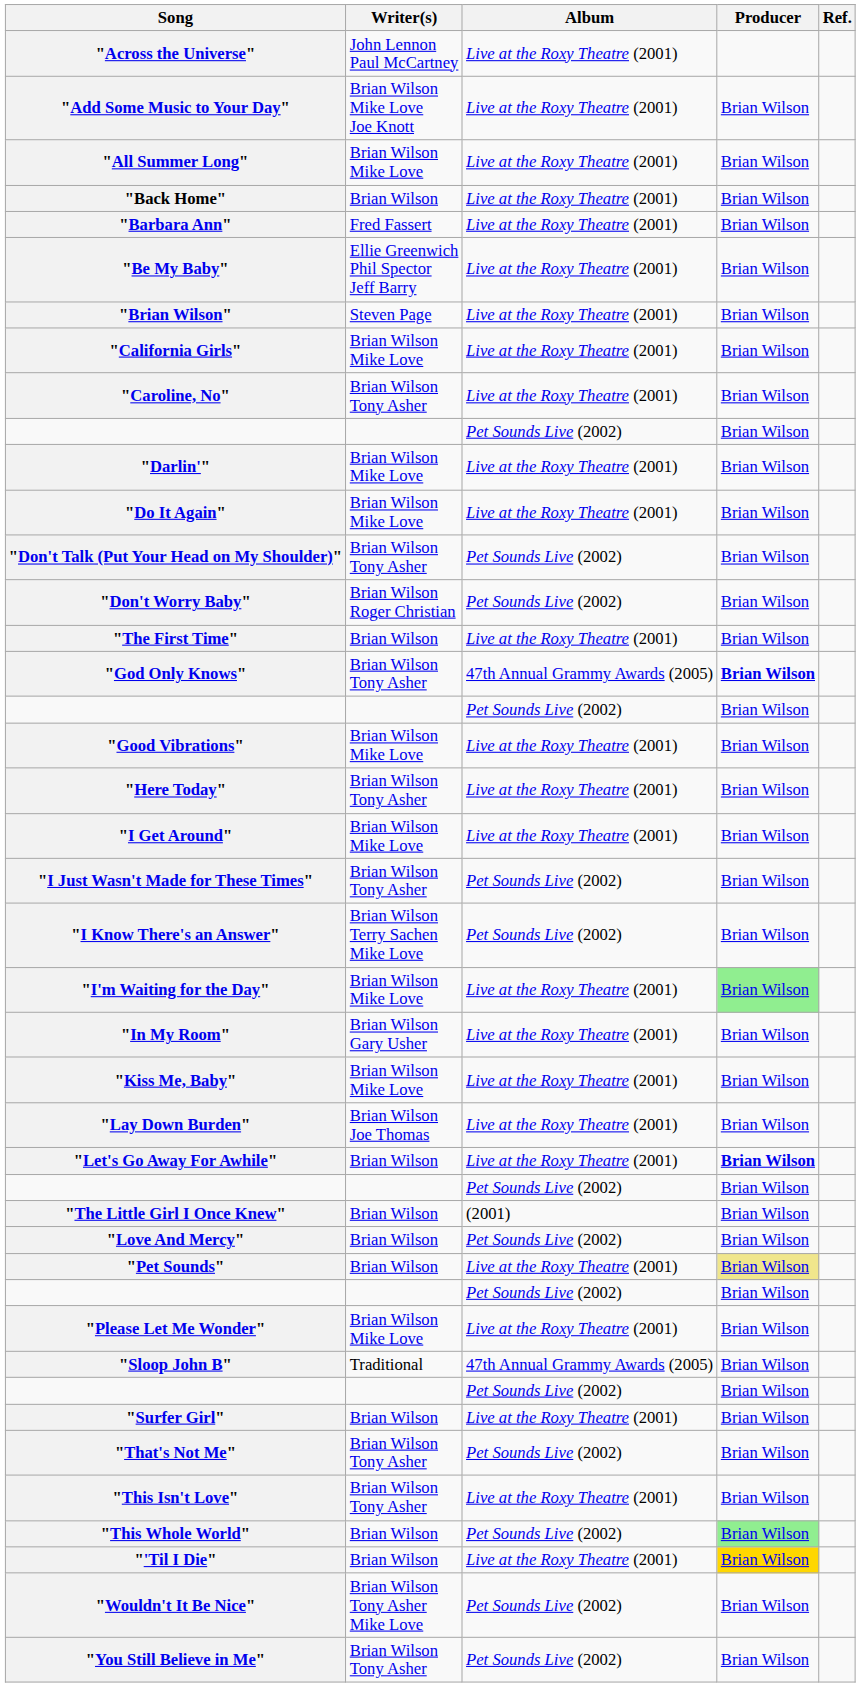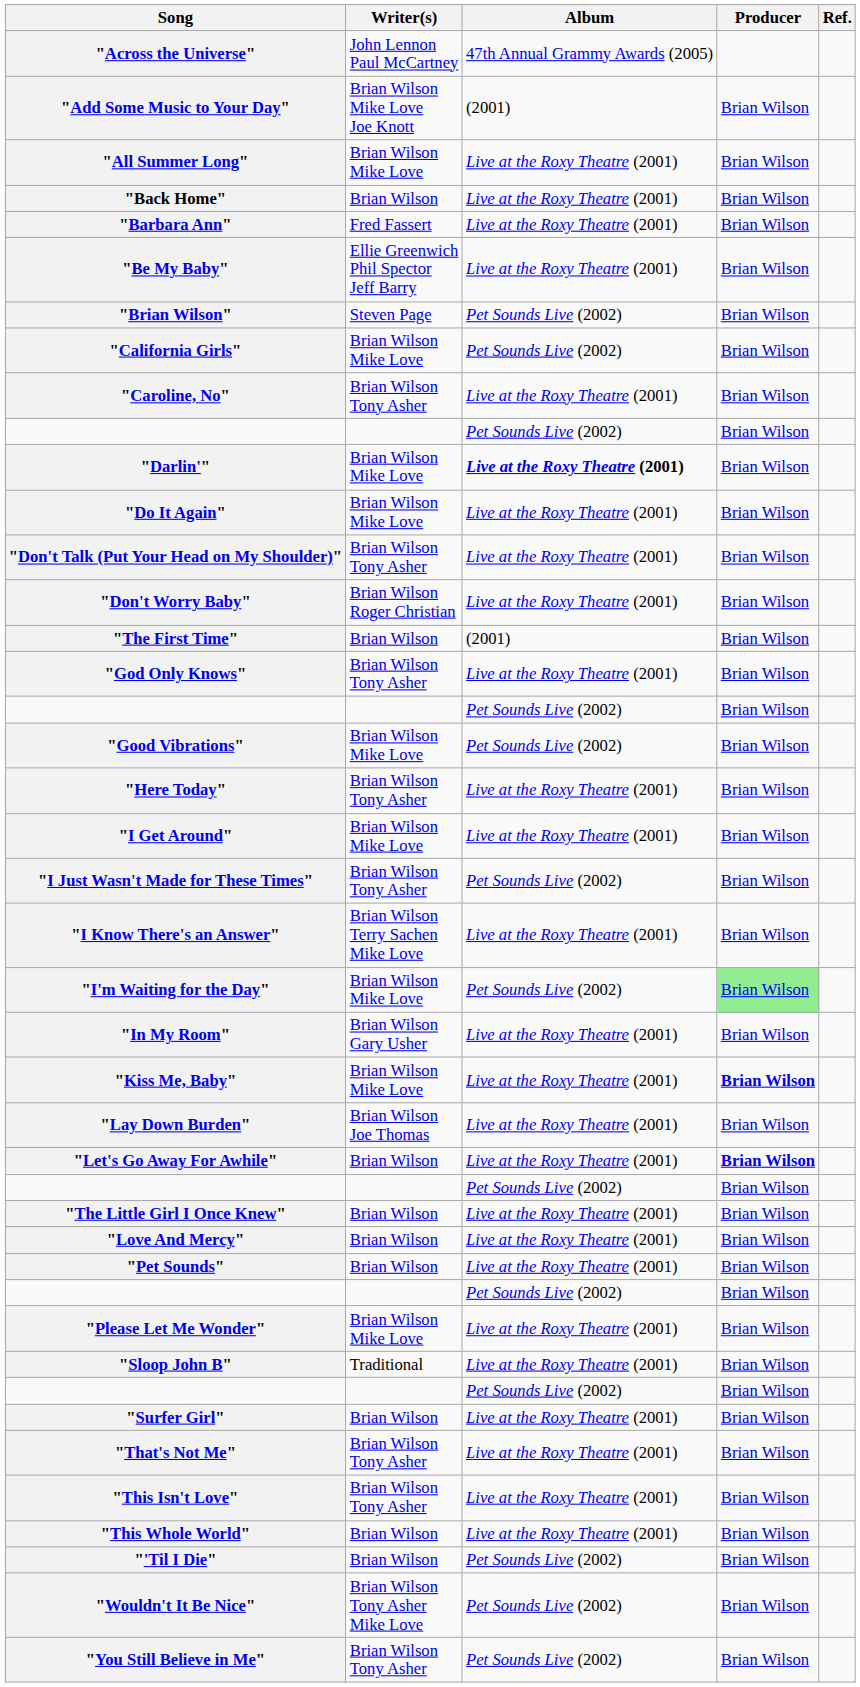(572, 53) Live at the Roxy Theatre (2001) -> (590, 53) 47th Annual Grammy Awards (2005)
(572, 107) Live at the Roxy Theatre (2001) -> (488, 107) (2001)
(572, 314) Live at the Roxy Theatre (2001) -> (544, 314) Pet Sounds Live (2002)
(572, 350) Live at the Roxy Theatre (2001) -> (544, 350) Pet Sounds Live (2002)
(572, 467) normal -> (575, 467) bold
(544, 557) Pet Sounds Live (2002) -> (572, 557) Live at the Roxy Theatre (2001)
(544, 602) Pet Sounds Live (2002) -> (572, 602) Live at the Roxy Theatre (2001)
(572, 638) Live at the Roxy Theatre (2001) -> (488, 638) (2001)
(590, 673) 47th Annual Grammy Awards (2005) -> (572, 673) Live at the Roxy Theatre (2001)
(768, 673) bold -> (765, 673) normal
(572, 745) Live at the Roxy Theatre (2001) -> (544, 745) Pet Sounds Live (2002)
(544, 935) Pet Sounds Live (2002) -> (572, 935) Live at the Roxy Theatre (2001)
(572, 989) Live at the Roxy Theatre (2001) -> (544, 989) Pet Sounds Live (2002)
(765, 1079) normal -> (768, 1079) bold
(488, 1213) (2001) -> (572, 1213) Live at the Roxy Theatre (2001)
(544, 1239) Pet Sounds Live (2002) -> (572, 1239) Live at the Roxy Theatre (2001)
(765, 1266) khaki background -> (765, 1266) no background
(590, 1364) 47th Annual Grammy Awards (2005) -> (572, 1364) Live at the Roxy Theatre (2001)
(544, 1452) Pet Sounds Live (2002) -> (572, 1452) Live at the Roxy Theatre (2001)
(544, 1533) Pet Sounds Live (2002) -> (572, 1533) Live at the Roxy Theatre (2001)
(765, 1533) lightgreen background -> (765, 1533) no background
(572, 1560) Live at the Roxy Theatre (2001) -> (544, 1560) Pet Sounds Live (2002)
(765, 1560) gold background -> (765, 1560) no background
